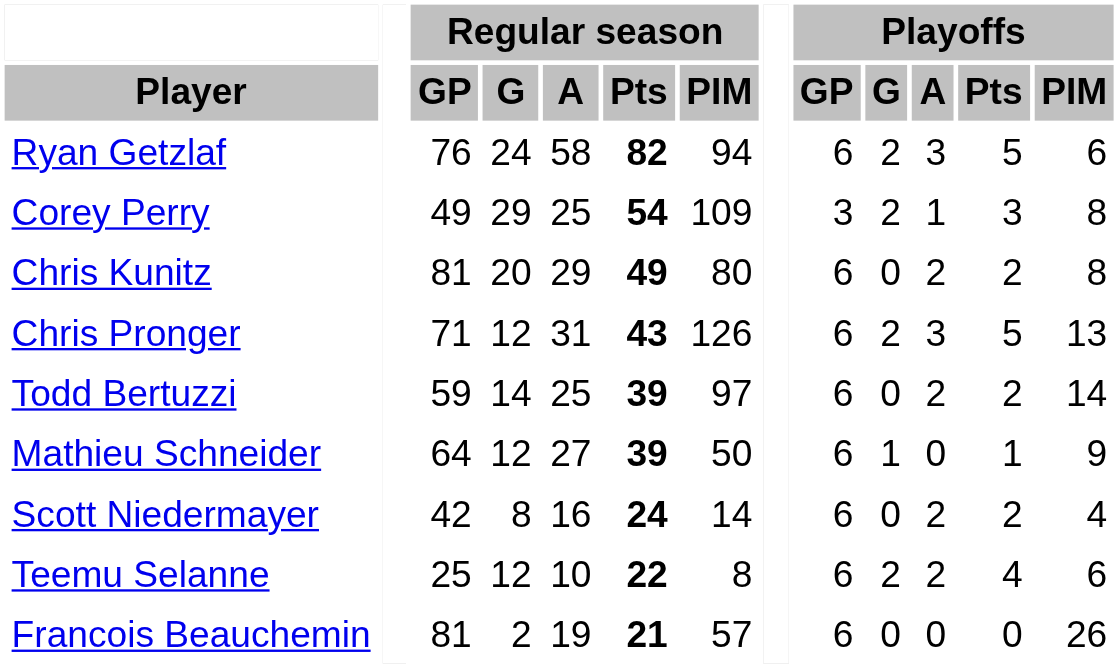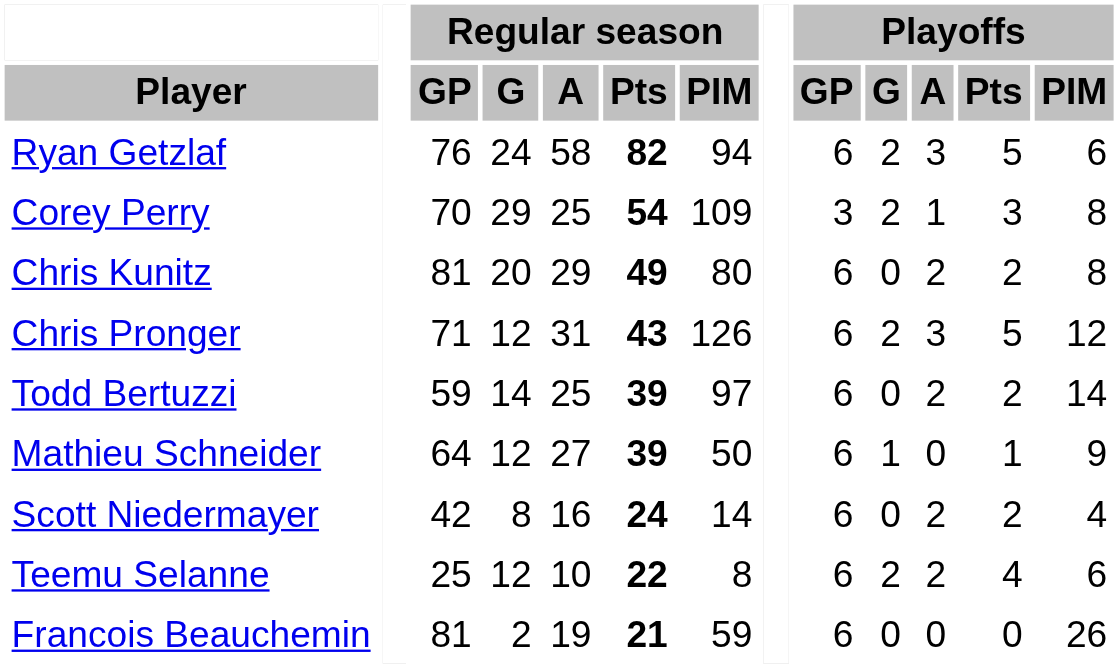(451, 212) 49 -> (451, 212) 70
(1087, 333) 13 -> (1087, 333) 12
(732, 635) 57 -> (732, 635) 59
